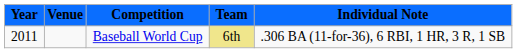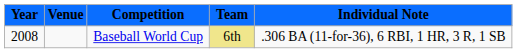(24, 36) 2011 -> (25, 36) 2008
